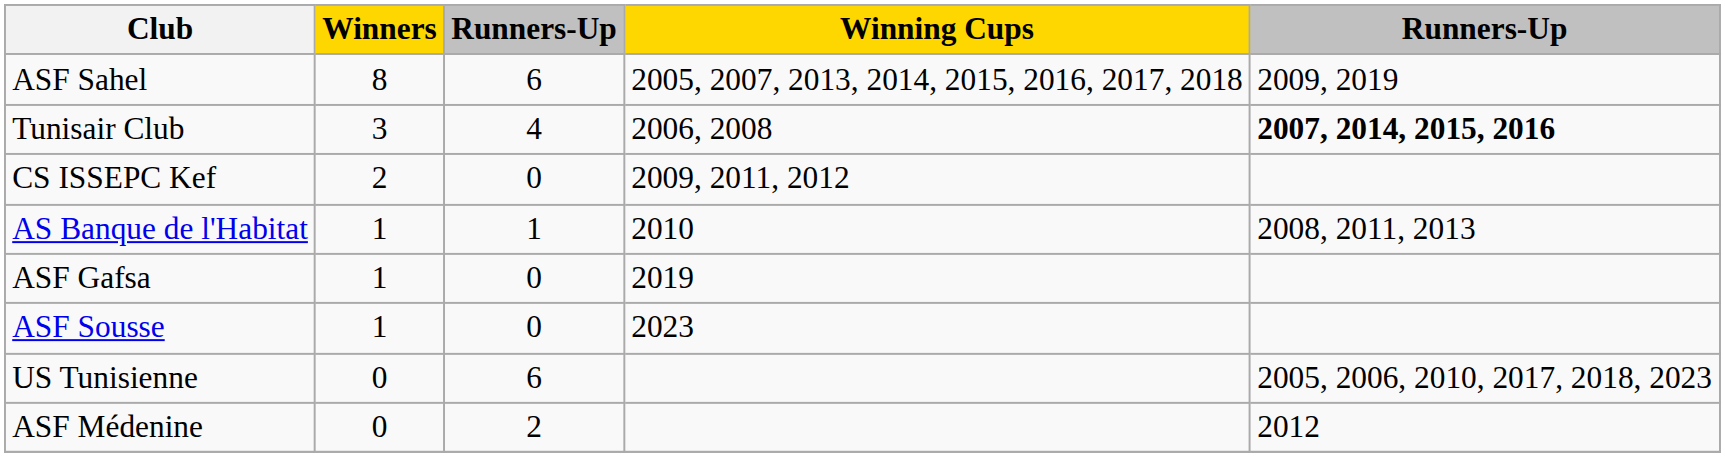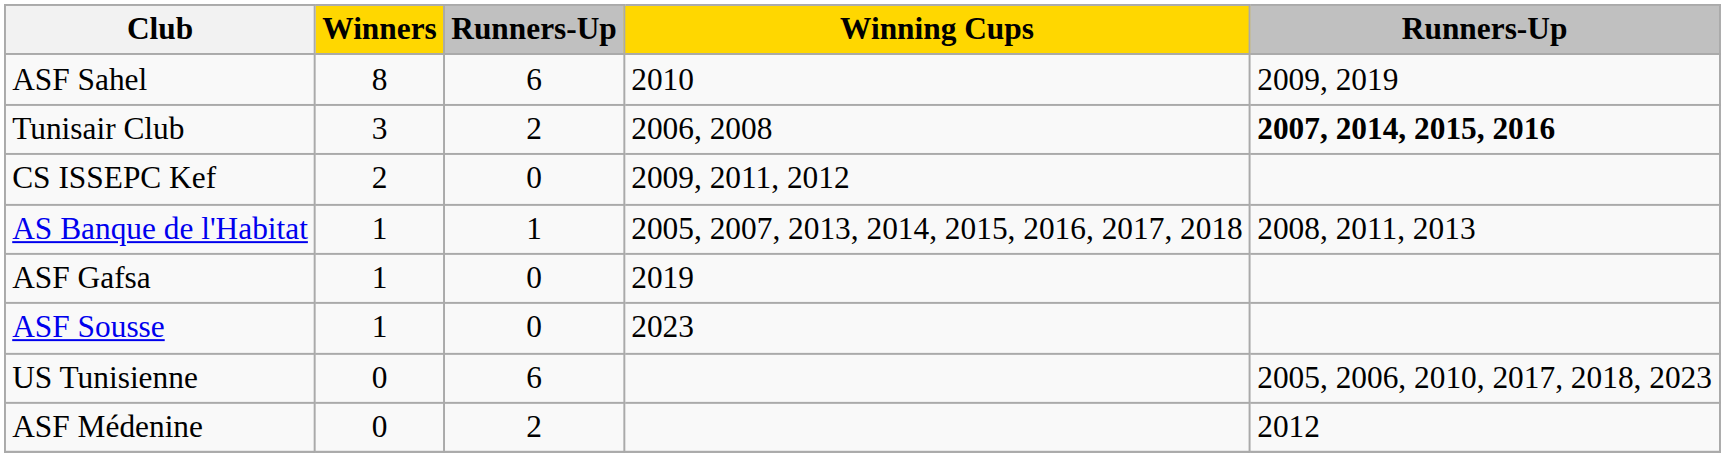(937, 79) 2005, 2007, 2013, 2014, 2015, 2016, 2017, 2018 -> (663, 79) 2010
(534, 128) 4 -> (534, 128) 2
(663, 228) 2010 -> (937, 228) 2005, 2007, 2013, 2014, 2015, 2016, 2017, 2018
